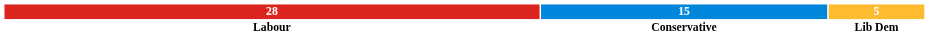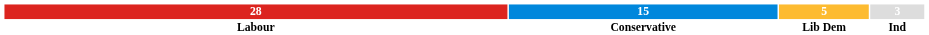+ column: (897, 11)
